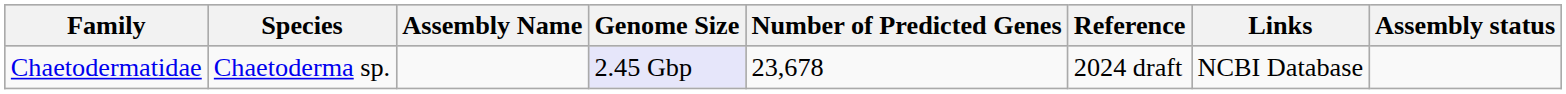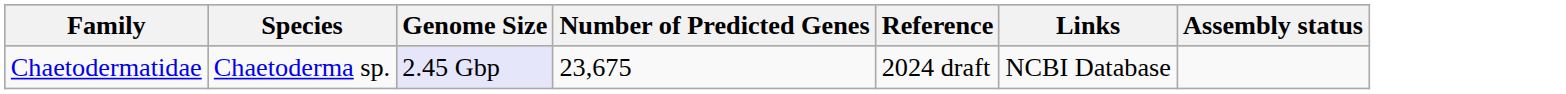- column: (492, 25)
(788, 66) 23,678 -> (595, 66) 23,675
